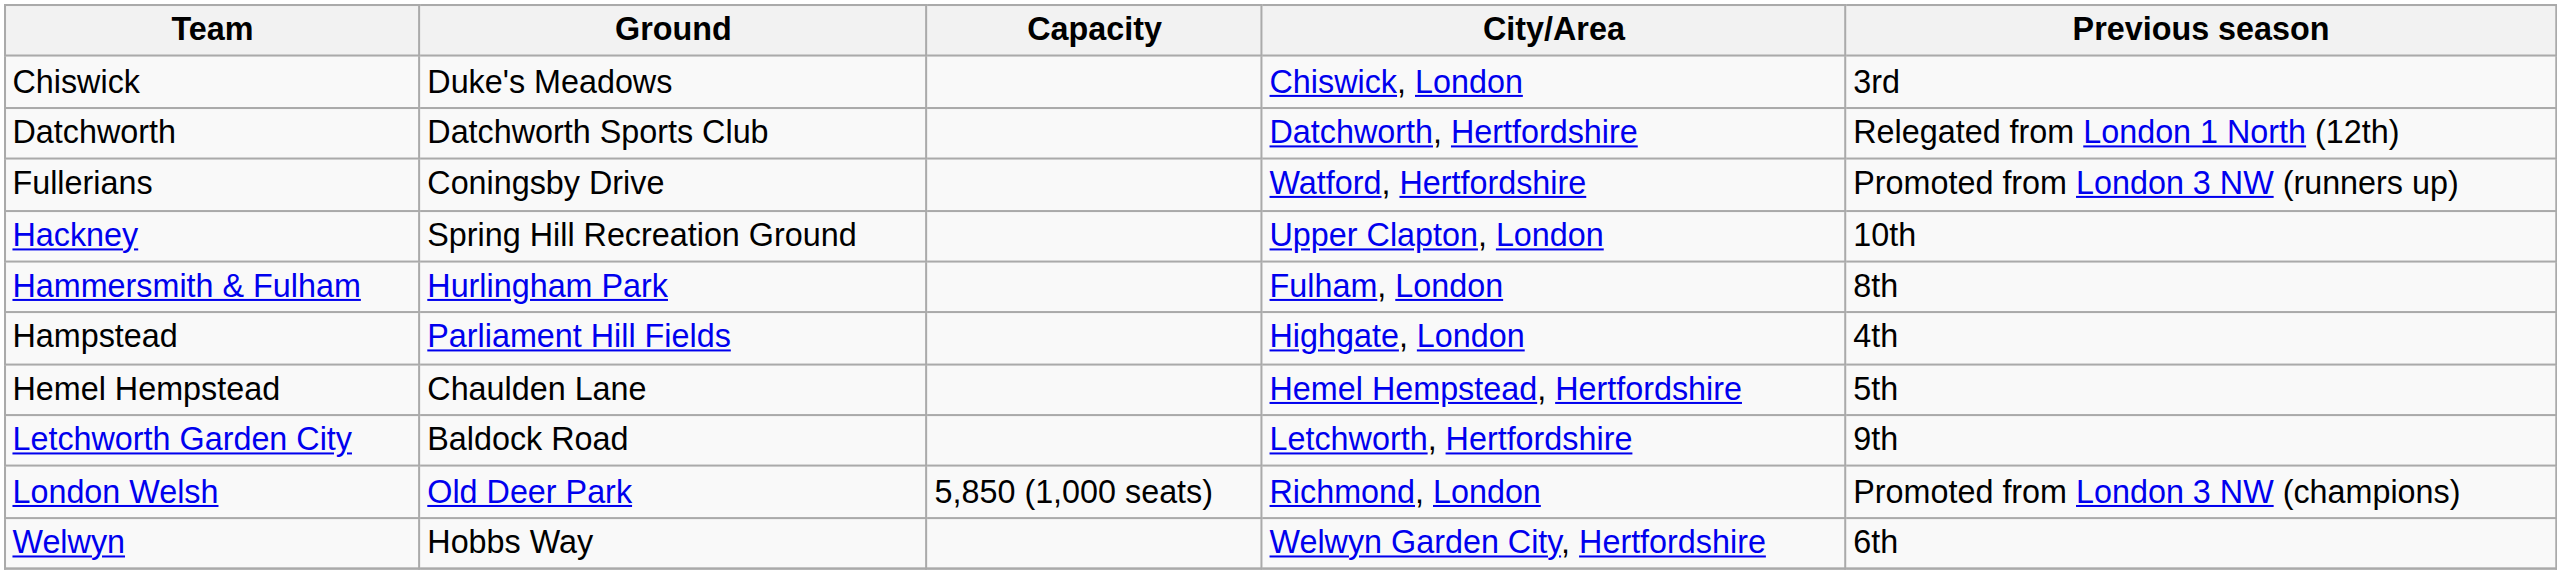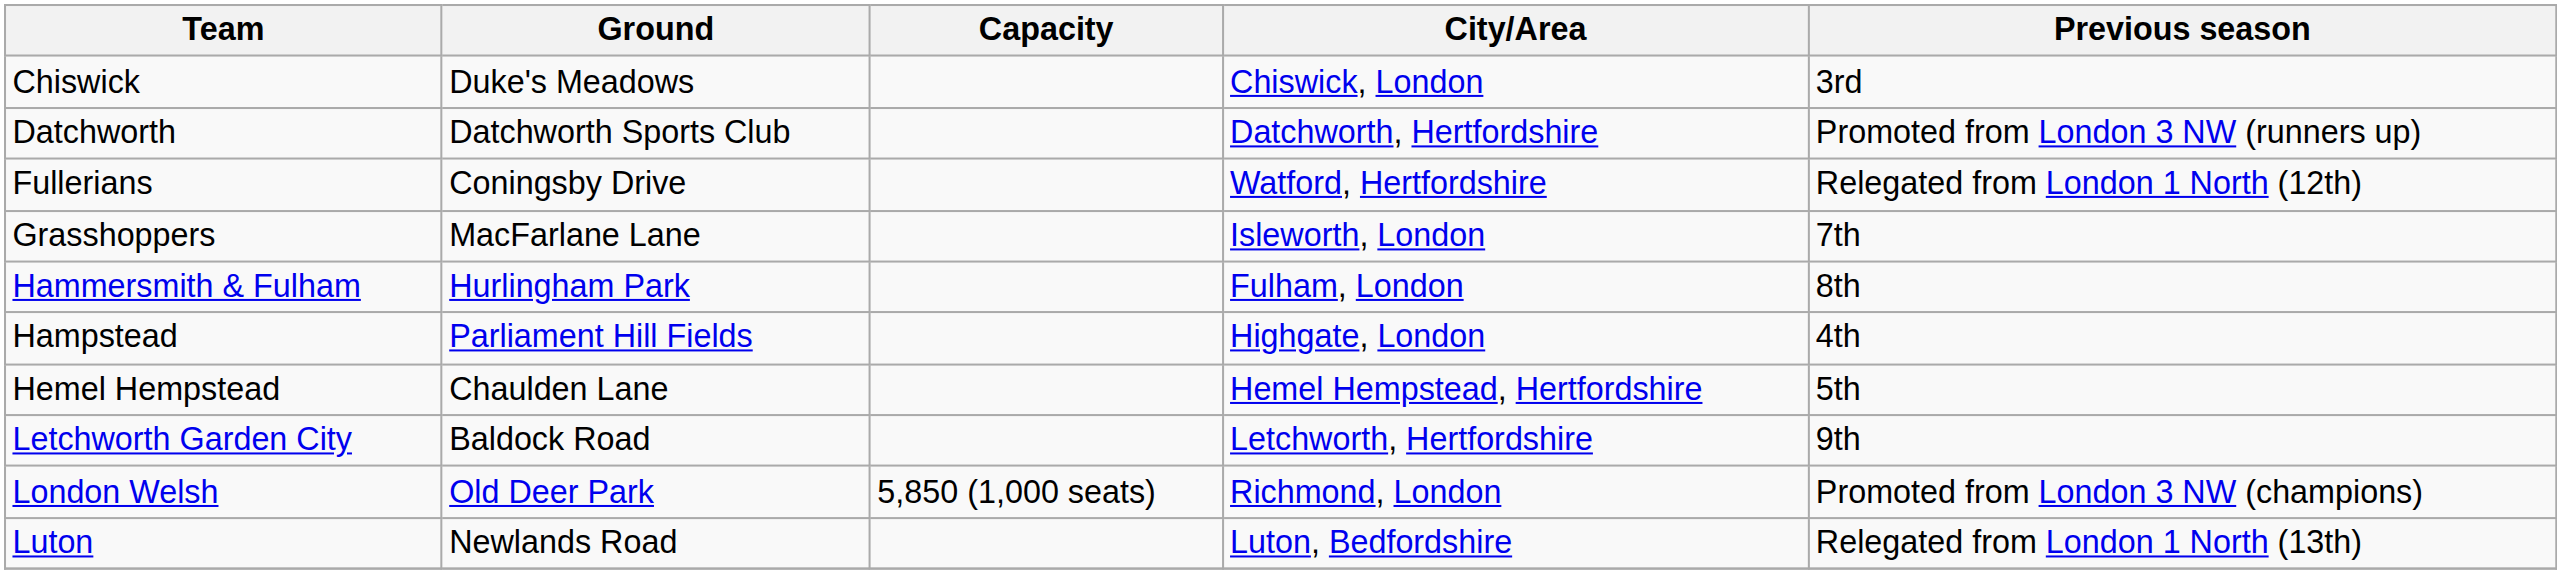(2126, 132) Relegated from London 1 North (12th) -> (2119, 132) Promoted from London 3 NW (runners up)
(2156, 183) Promoted from London 3 NW (runners up) -> (2089, 183) Relegated from London 1 North (12th)
+ row: (114, 235)
- row: (75, 235)
+ row: (53, 542)
- row: (69, 542)
